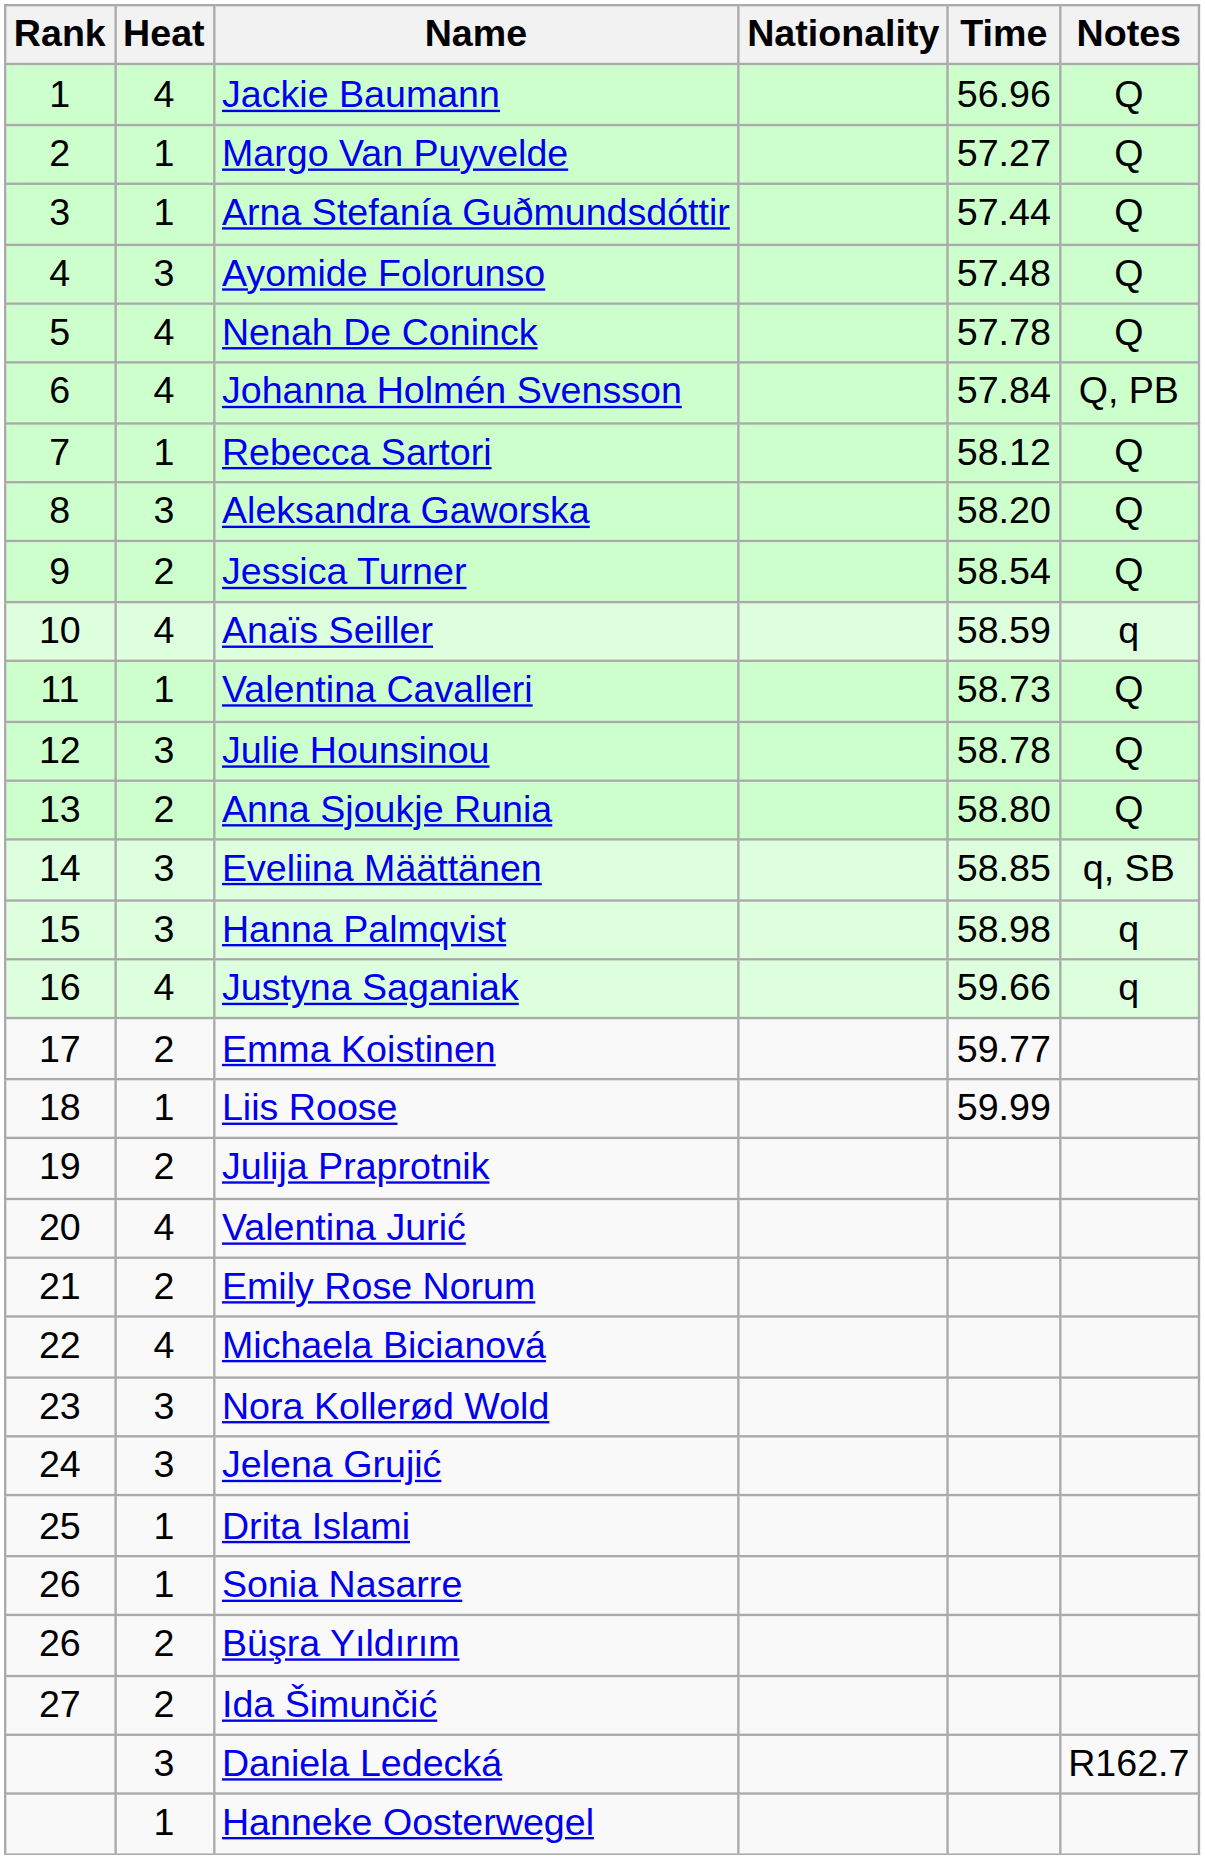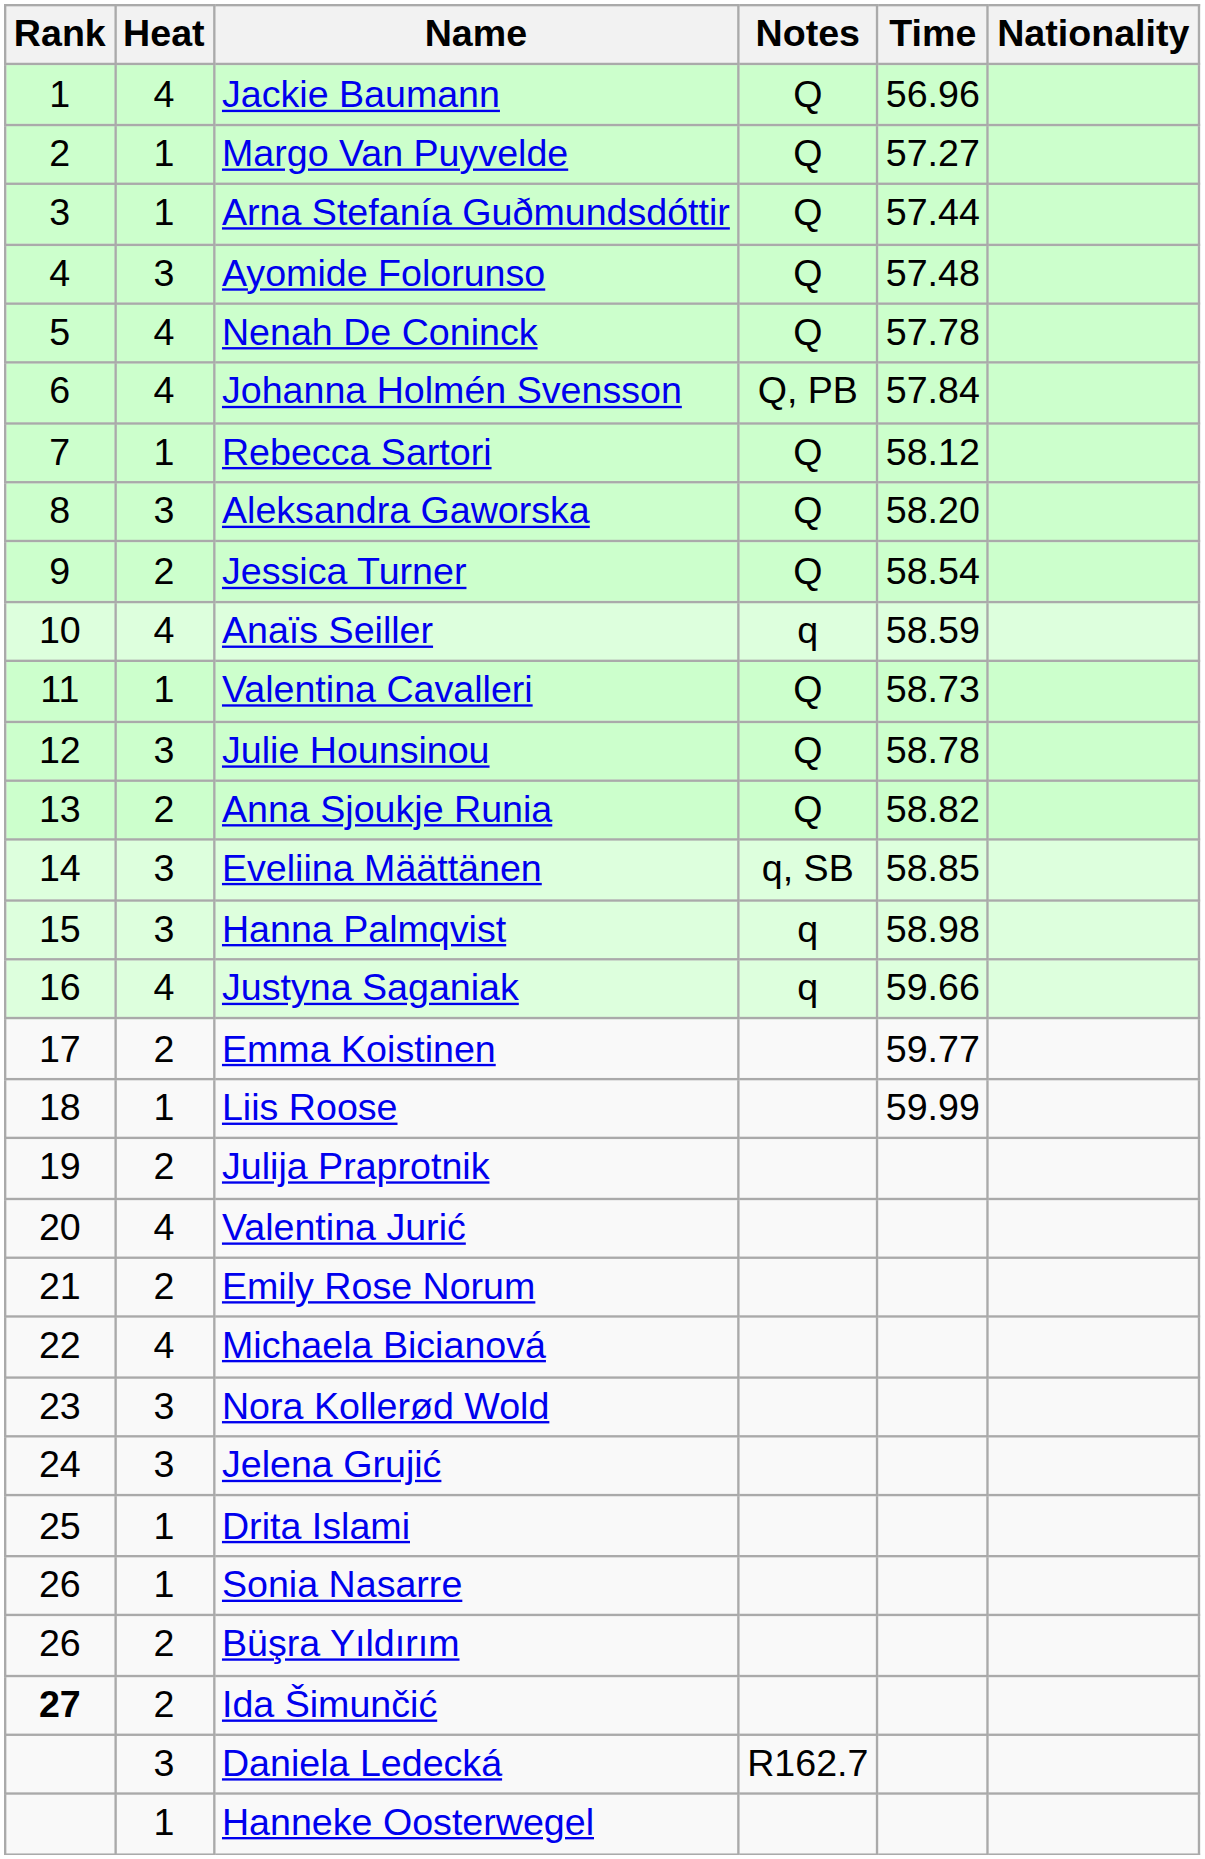columns swapped: (843, 34) <-> (1129, 34)
(1004, 809) 58.80 -> (933, 809) 58.82
(60, 1703) normal -> (60, 1703) bold
